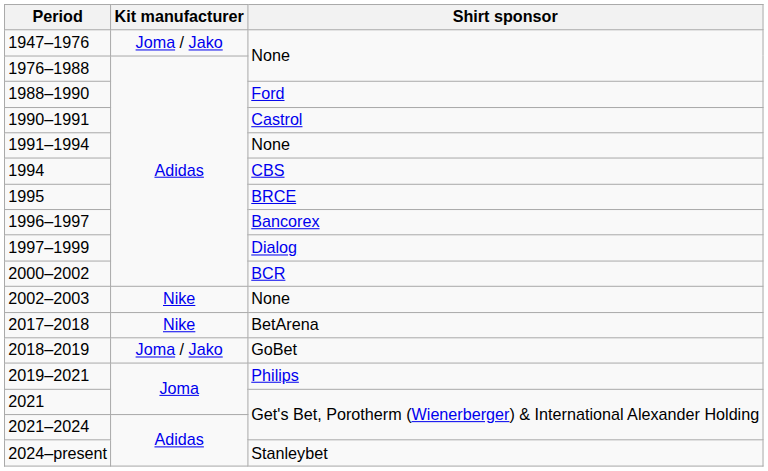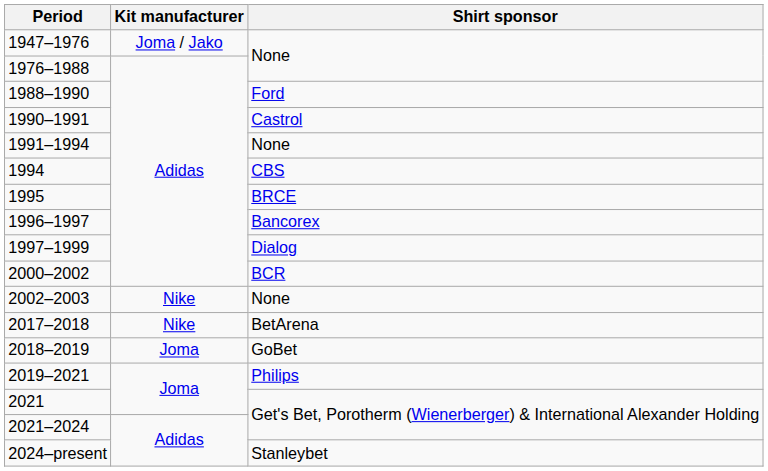(179, 350) Joma / Jako -> (179, 350) Joma
